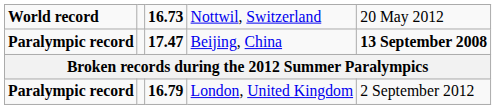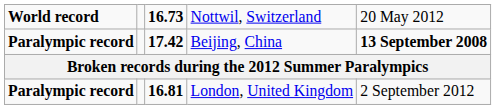(166, 41) 17.47 -> (166, 41) 17.42
(166, 91) 16.79 -> (166, 91) 16.81
